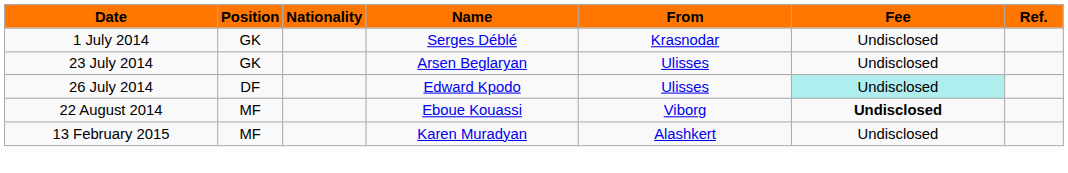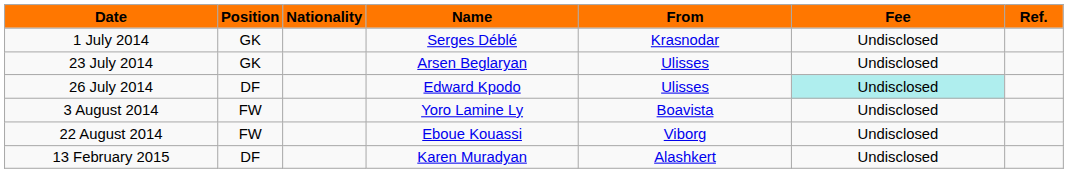+ row: (111, 110)
(250, 110) MF -> (250, 134) FW
(898, 110) bold -> (898, 134) normal
(250, 134) MF -> (250, 157) DF
